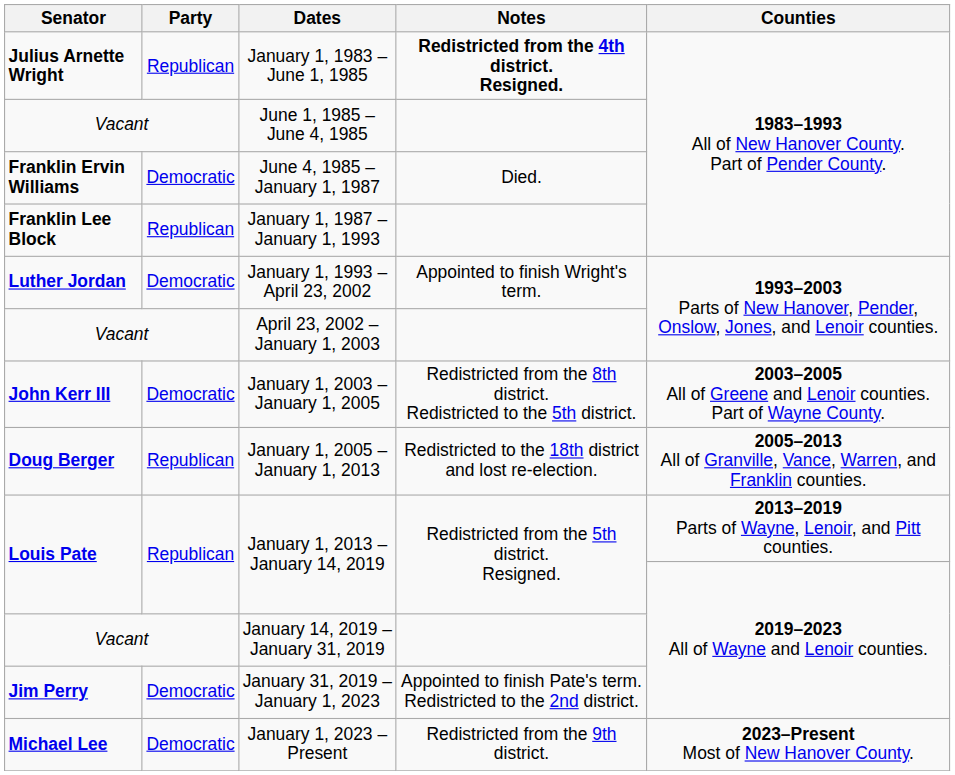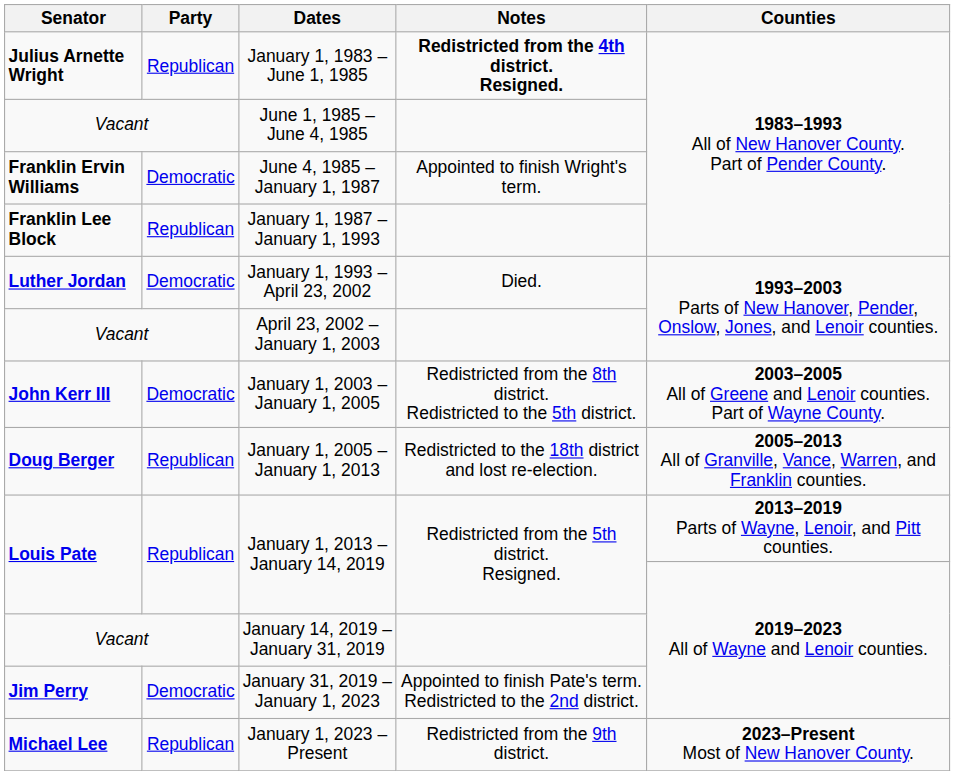(521, 177) Died. -> (521, 177) Appointed to finish Wright's term.
(521, 282) Appointed to finish Wright's term. -> (521, 282) Died.
(191, 744) Democratic -> (191, 744) Republican
